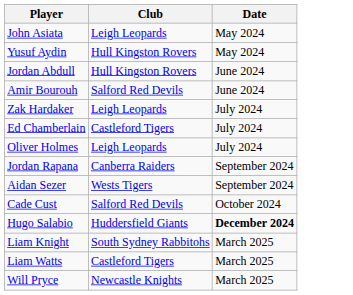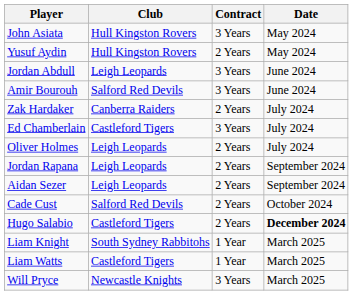+ column: (238, 14)
(129, 33) Leigh Leopards -> (144, 33) Hull Kingston Rovers
(144, 71) Hull Kingston Rovers -> (129, 71) Leigh Leopards
(129, 109) Leigh Leopards -> (133, 109) Canberra Raiders
(133, 166) Canberra Raiders -> (129, 166) Leigh Leopards
(122, 185) Wests Tigers -> (129, 185) Leigh Leopards
(139, 223) Huddersfield Giants -> (132, 223) Castleford Tigers
